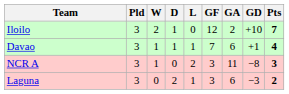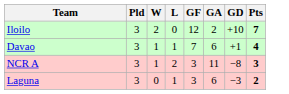- column: (174, 13)
